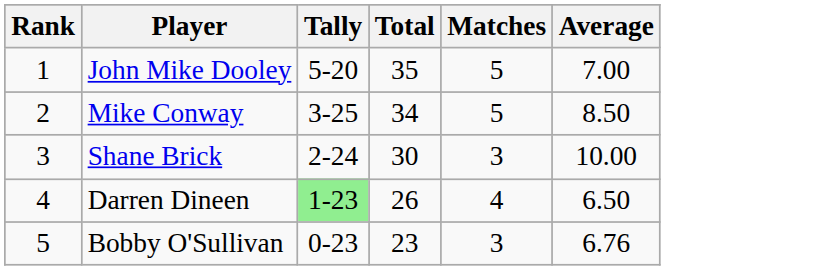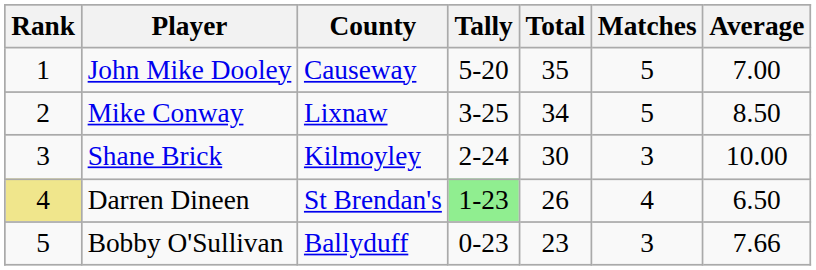+ column: (373, 26)
(43, 199) no background -> (43, 199) khaki background
(606, 243) 6.76 -> (757, 243) 7.66
